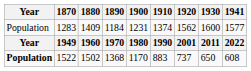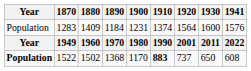(186, 27) 1562 -> (186, 27) 1564
(235, 27) 1577 -> (235, 27) 1576
(160, 58) normal -> (160, 58) bold
